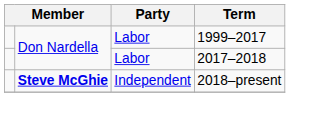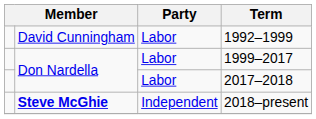+ row: (258, 37)
